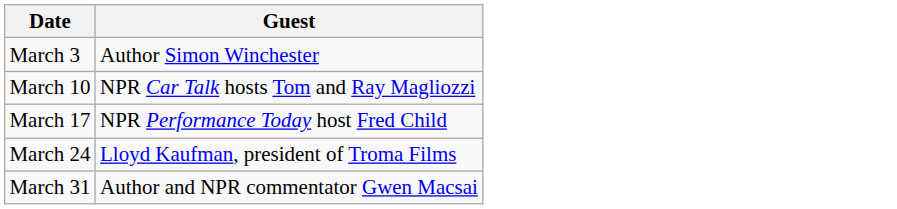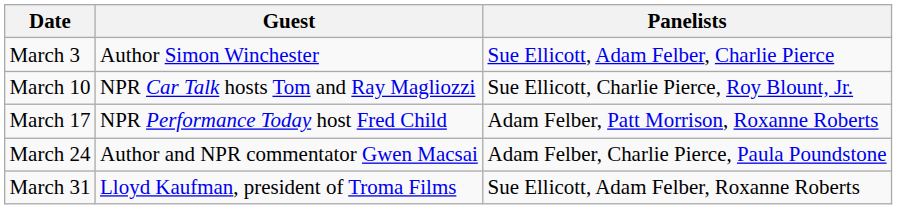+ column: (687, 21)
(278, 154) Lloyd Kaufman, president of Troma Films -> (289, 154) Author and NPR commentator Gwen Macsai
(289, 187) Author and NPR commentator Gwen Macsai -> (278, 187) Lloyd Kaufman, president of Troma Films
